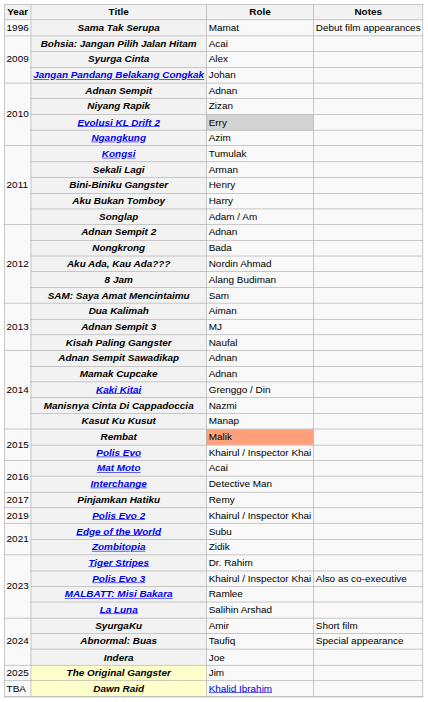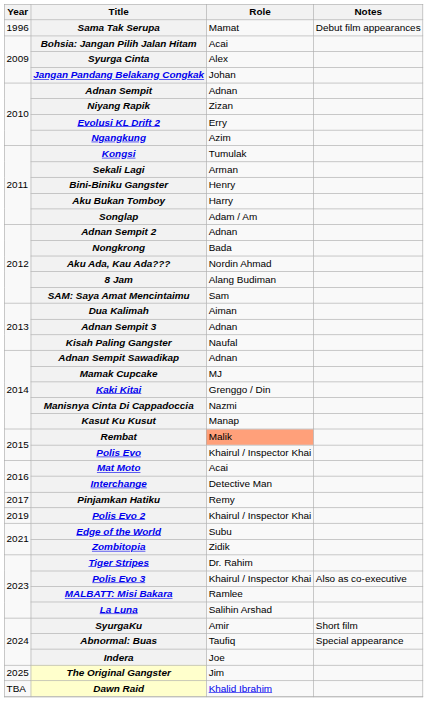(218, 122) lightgrey background -> (218, 122) no background
(215, 327) MJ -> (223, 327) Adnan
(223, 374) Adnan -> (215, 374) MJ
